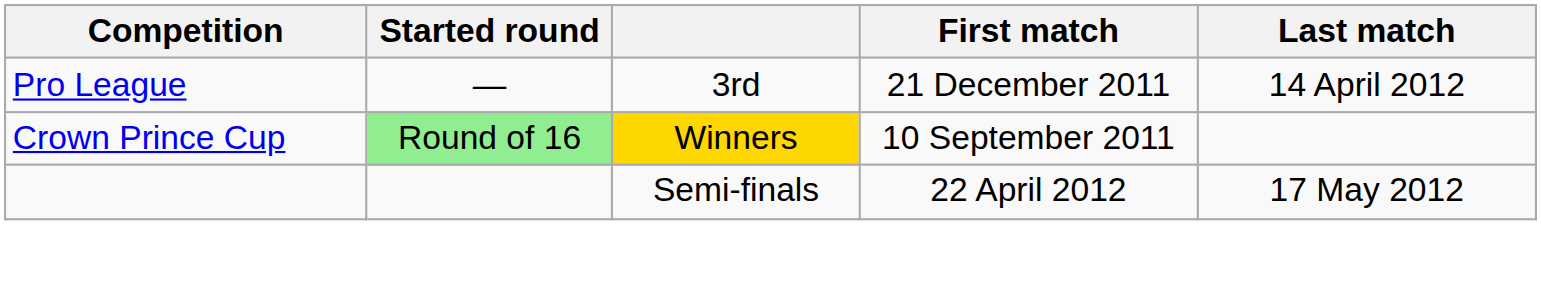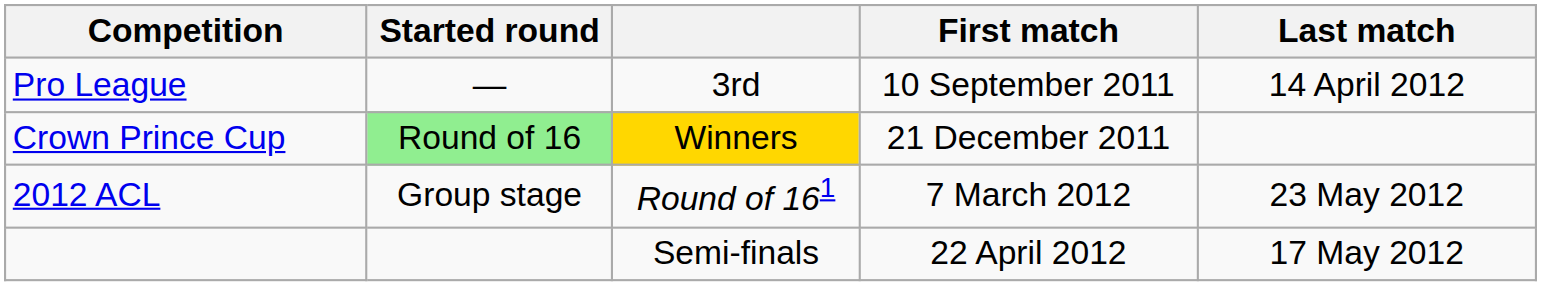(1028, 84) 21 December 2011 -> (1028, 84) 10 September 2011
(1028, 137) 10 September 2011 -> (1028, 137) 21 December 2011
+ row: (87, 195)
